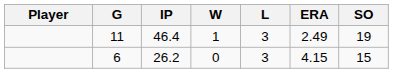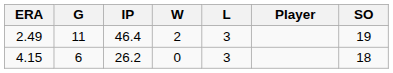columns swapped: (48, 15) <-> (314, 15)
(216, 36) 1 -> (177, 36) 2
(364, 57) 15 -> (364, 57) 18
